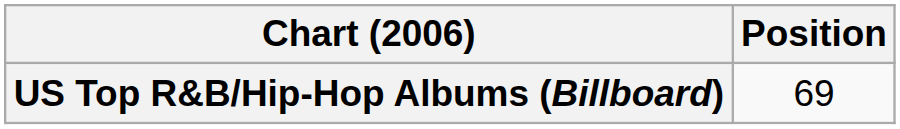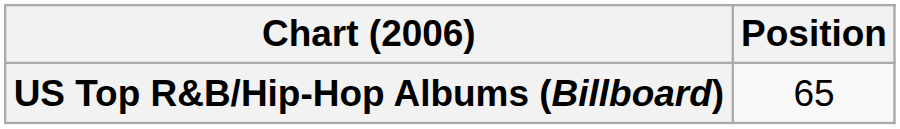(814, 92) 69 -> (814, 92) 65
